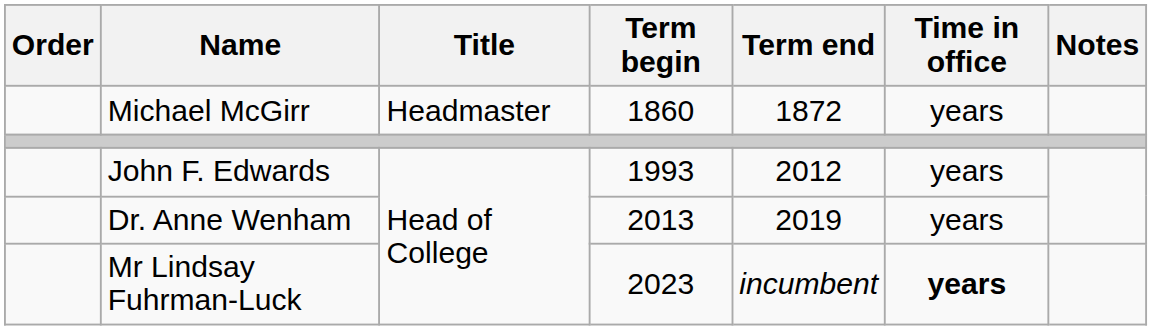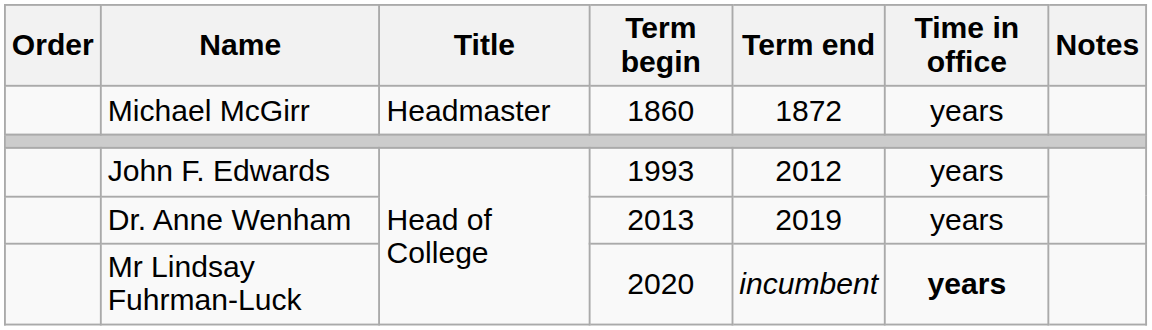(661, 283) 2023 -> (661, 283) 2020
